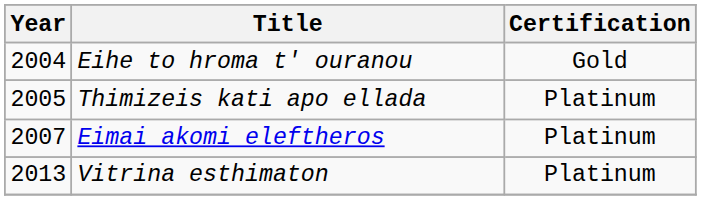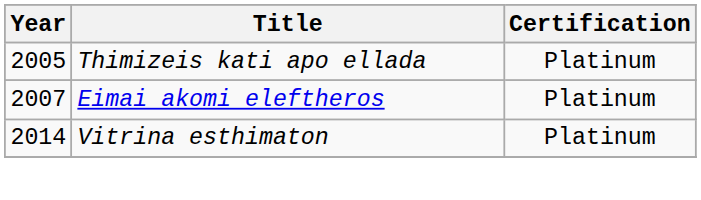- row: (245, 62)
(38, 176) 2013 -> (38, 138) 2014
